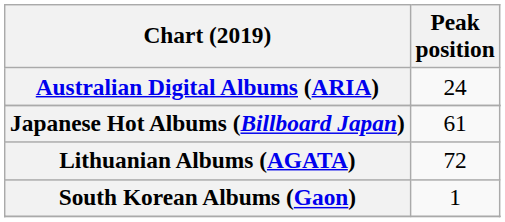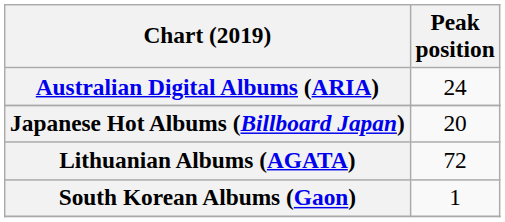(455, 123) 61 -> (455, 123) 20
